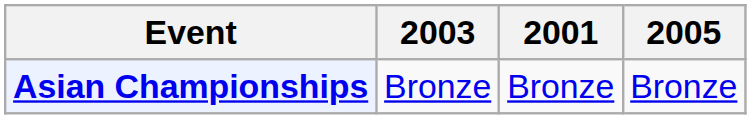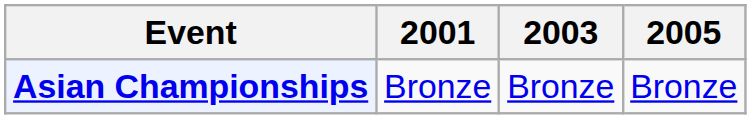columns swapped: (561, 32) <-> (438, 32)
